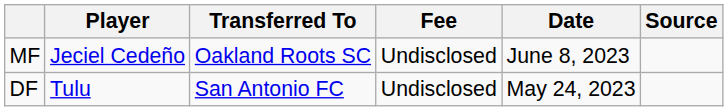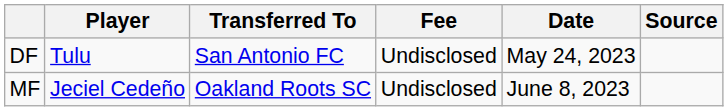rows swapped: (24, 88) <-> (25, 55)
